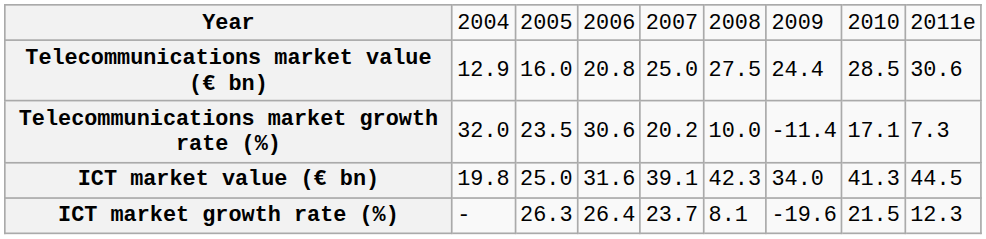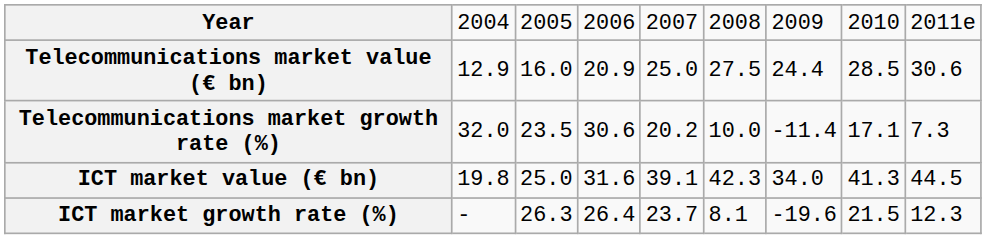(609, 71) 20.8 -> (609, 71) 20.9
